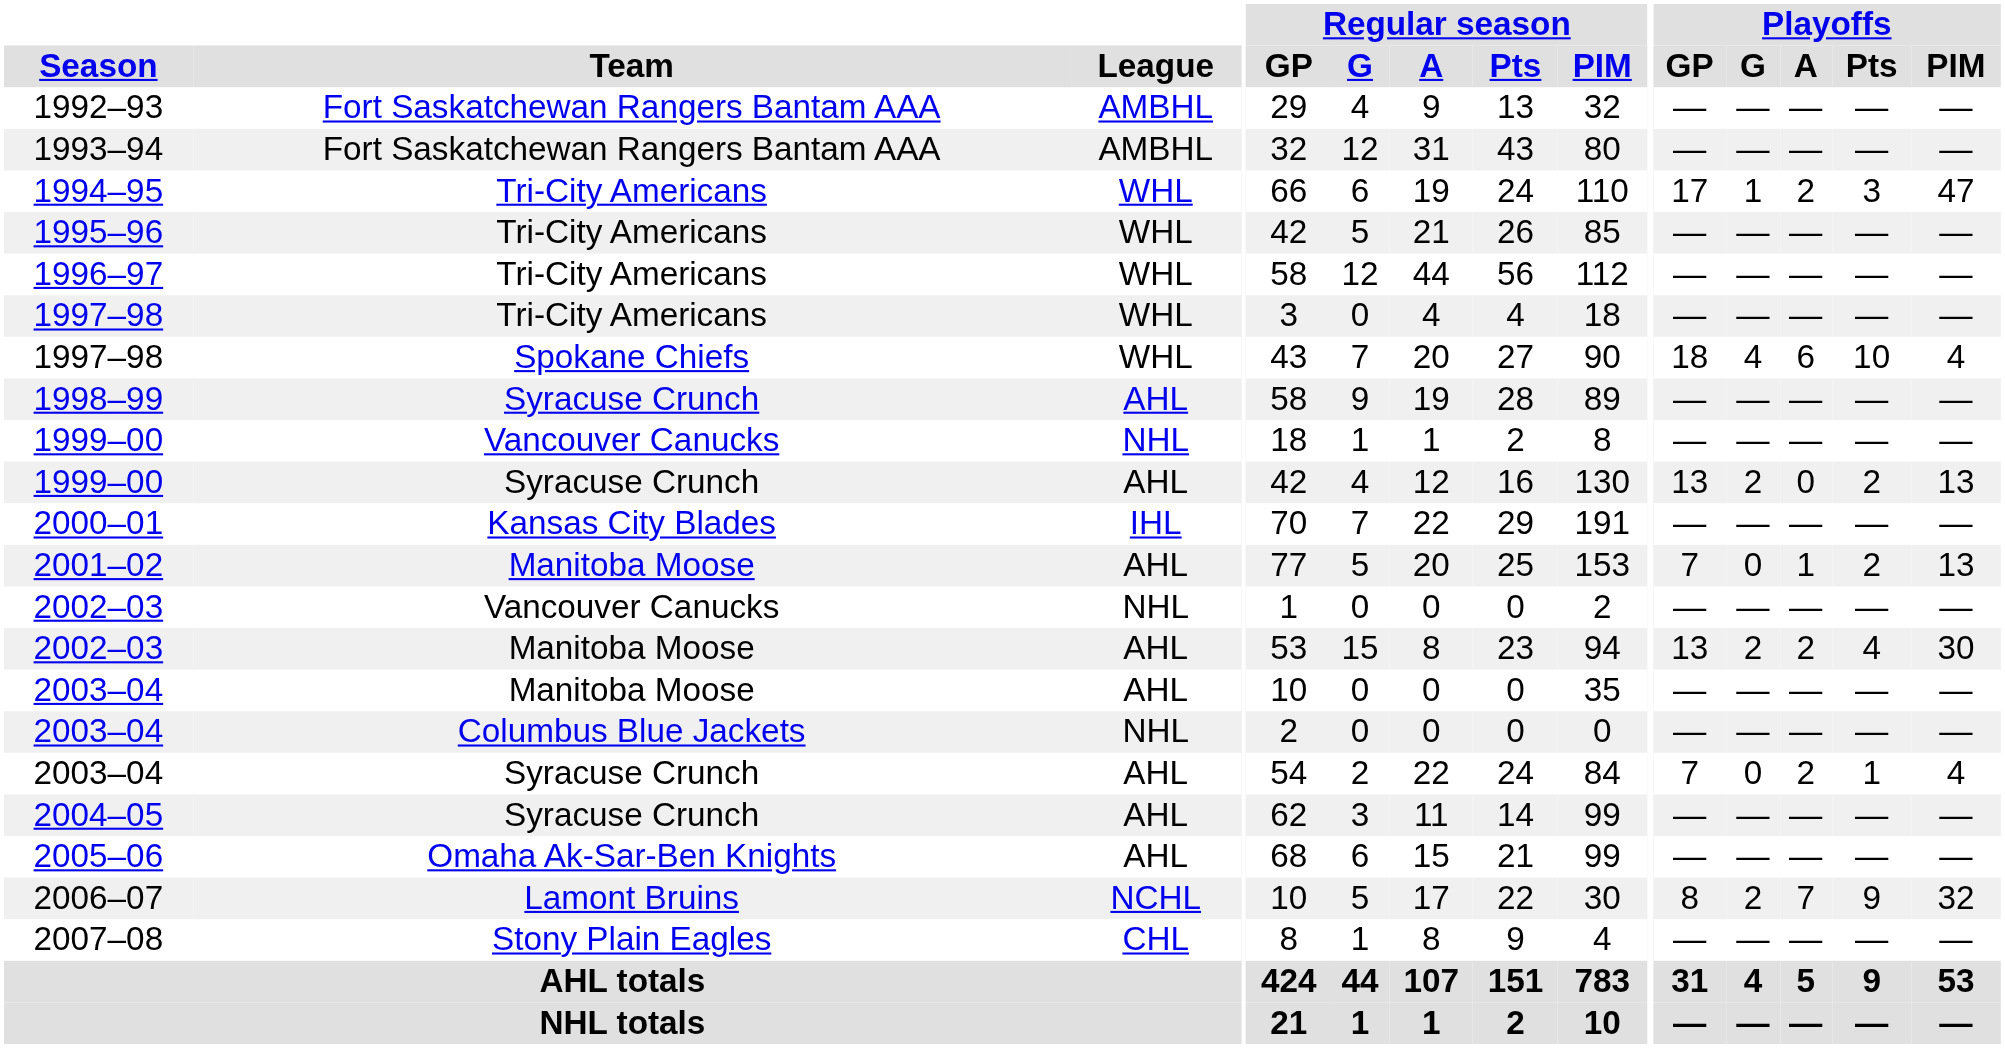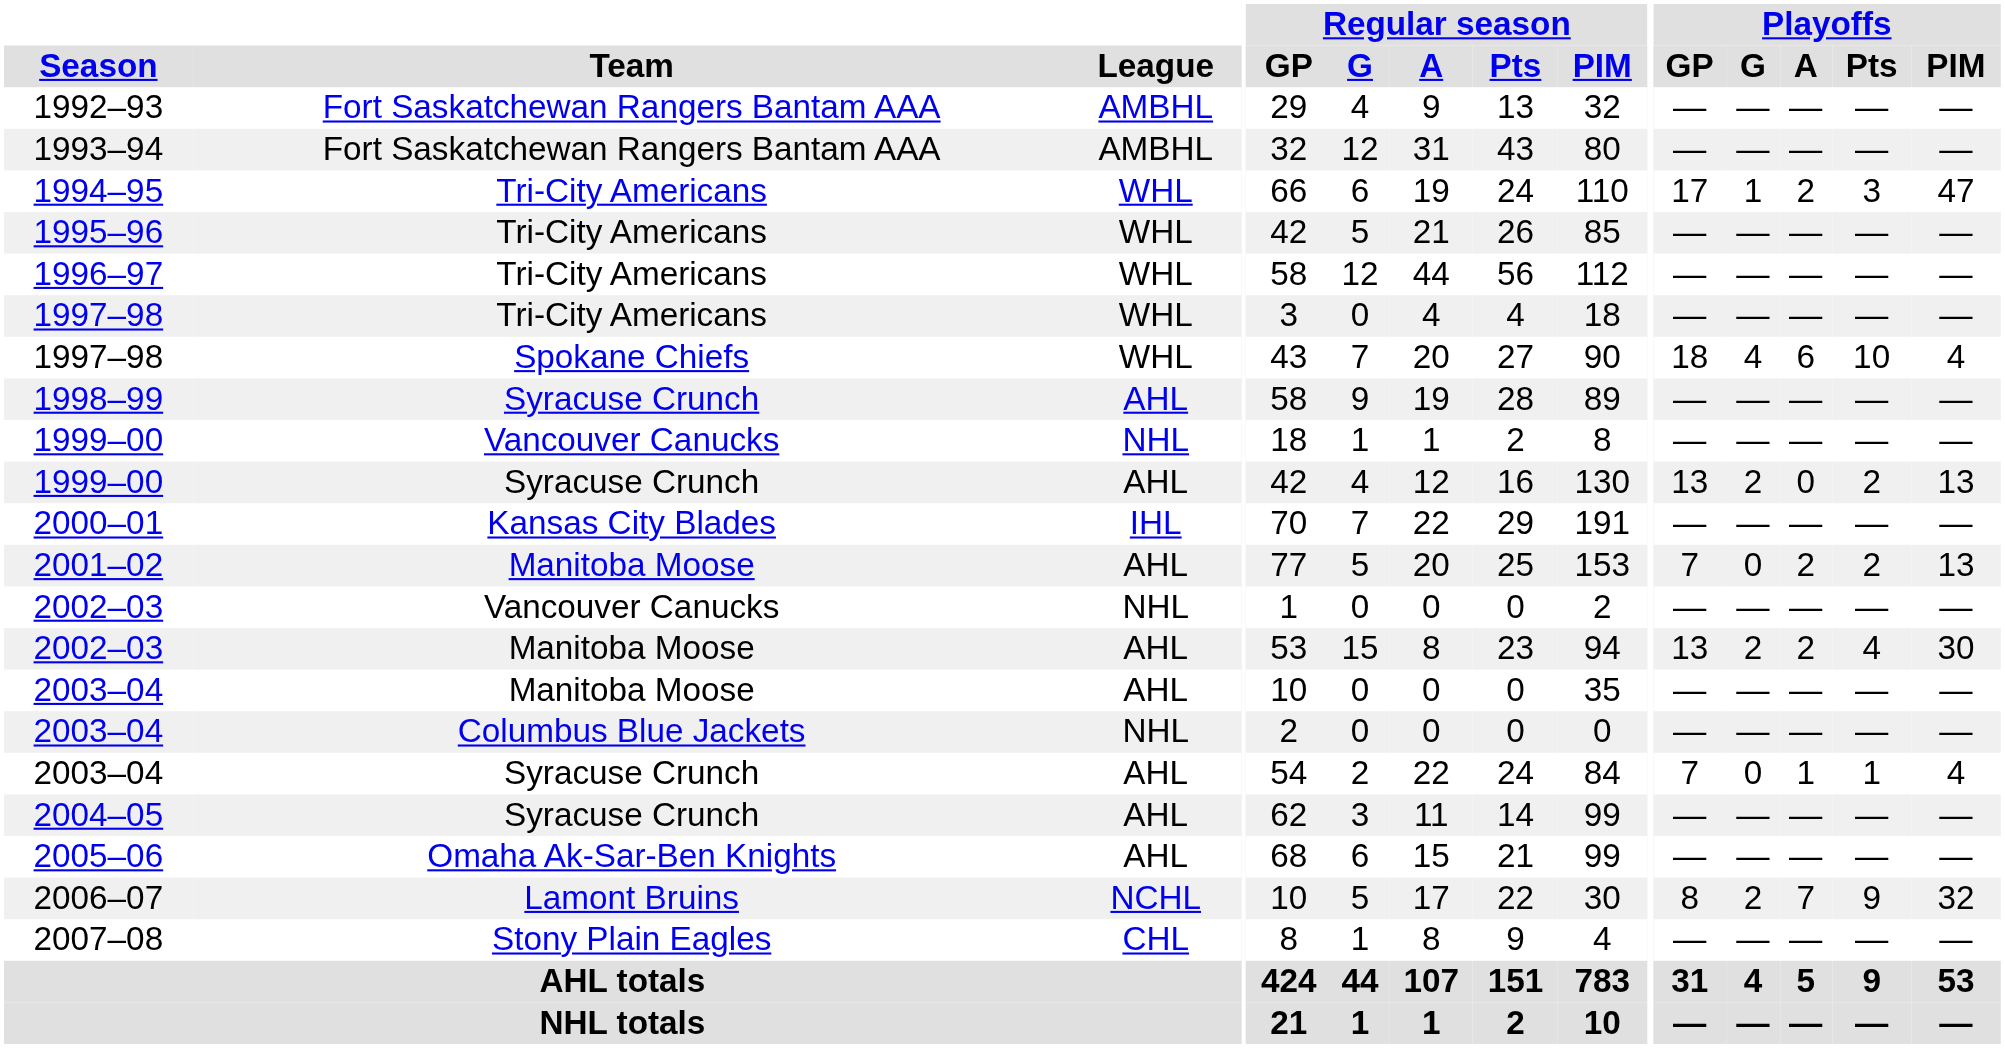(1806, 565) 1 -> (1806, 565) 2
(1806, 773) 2 -> (1806, 773) 1
